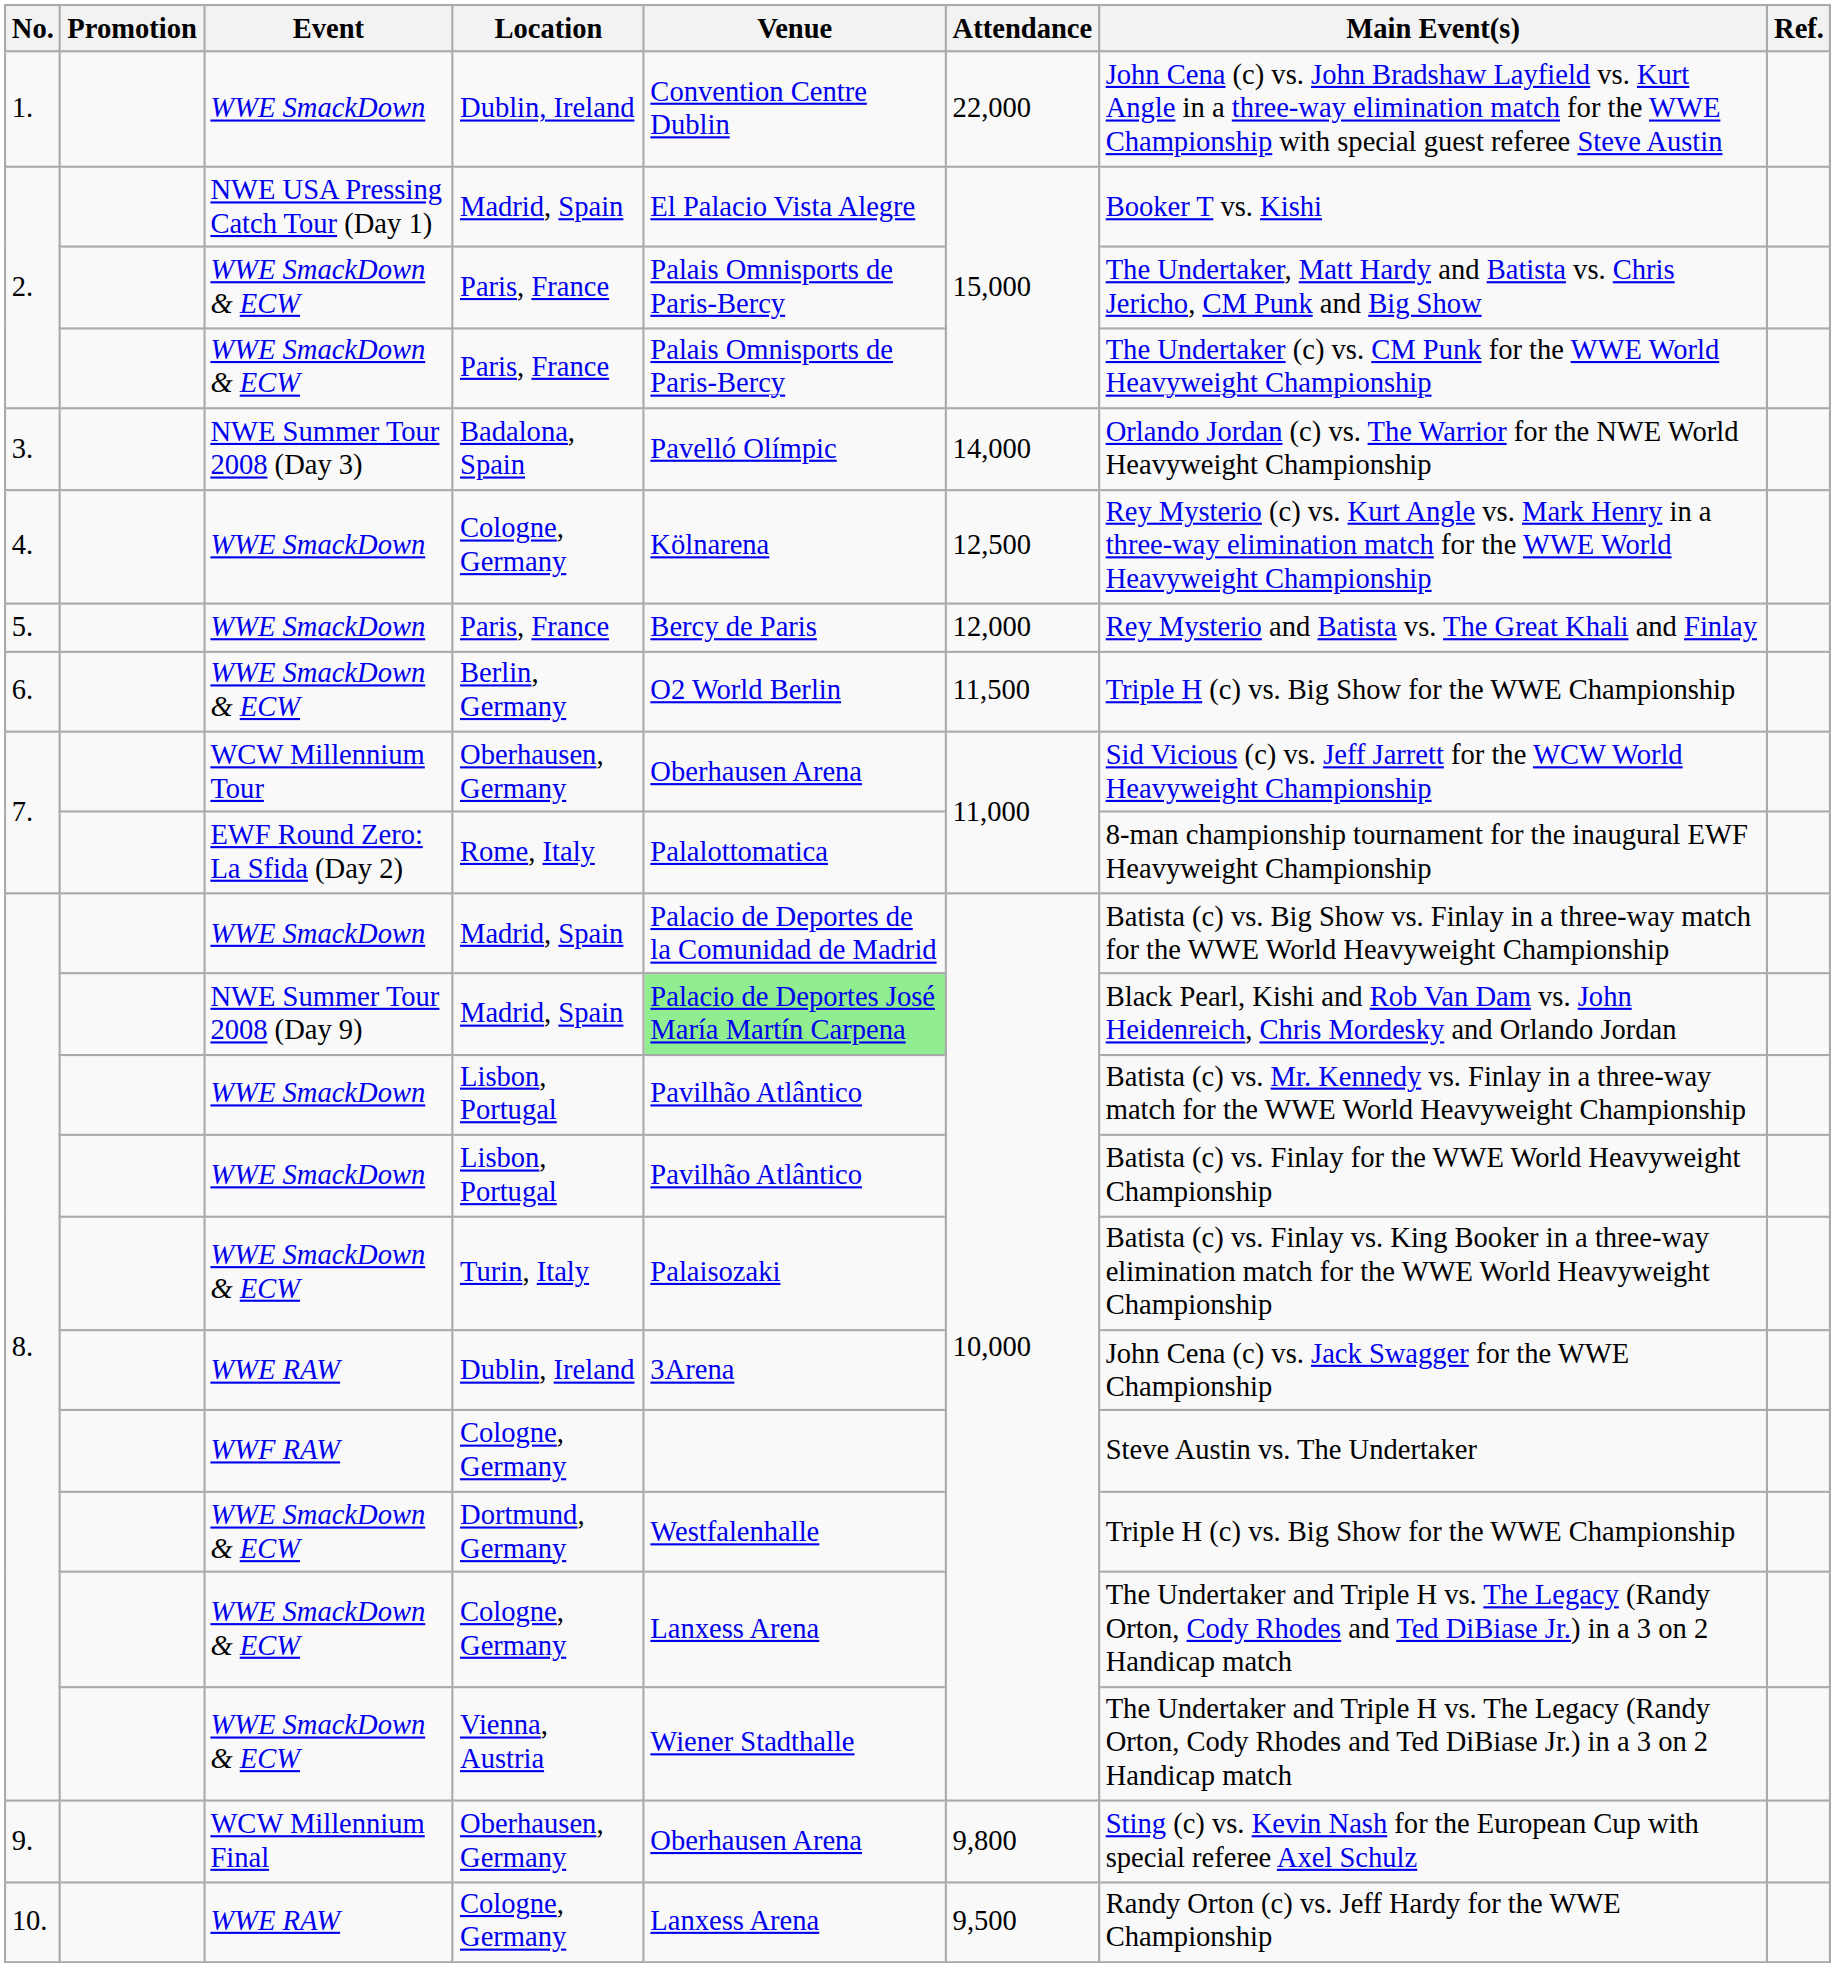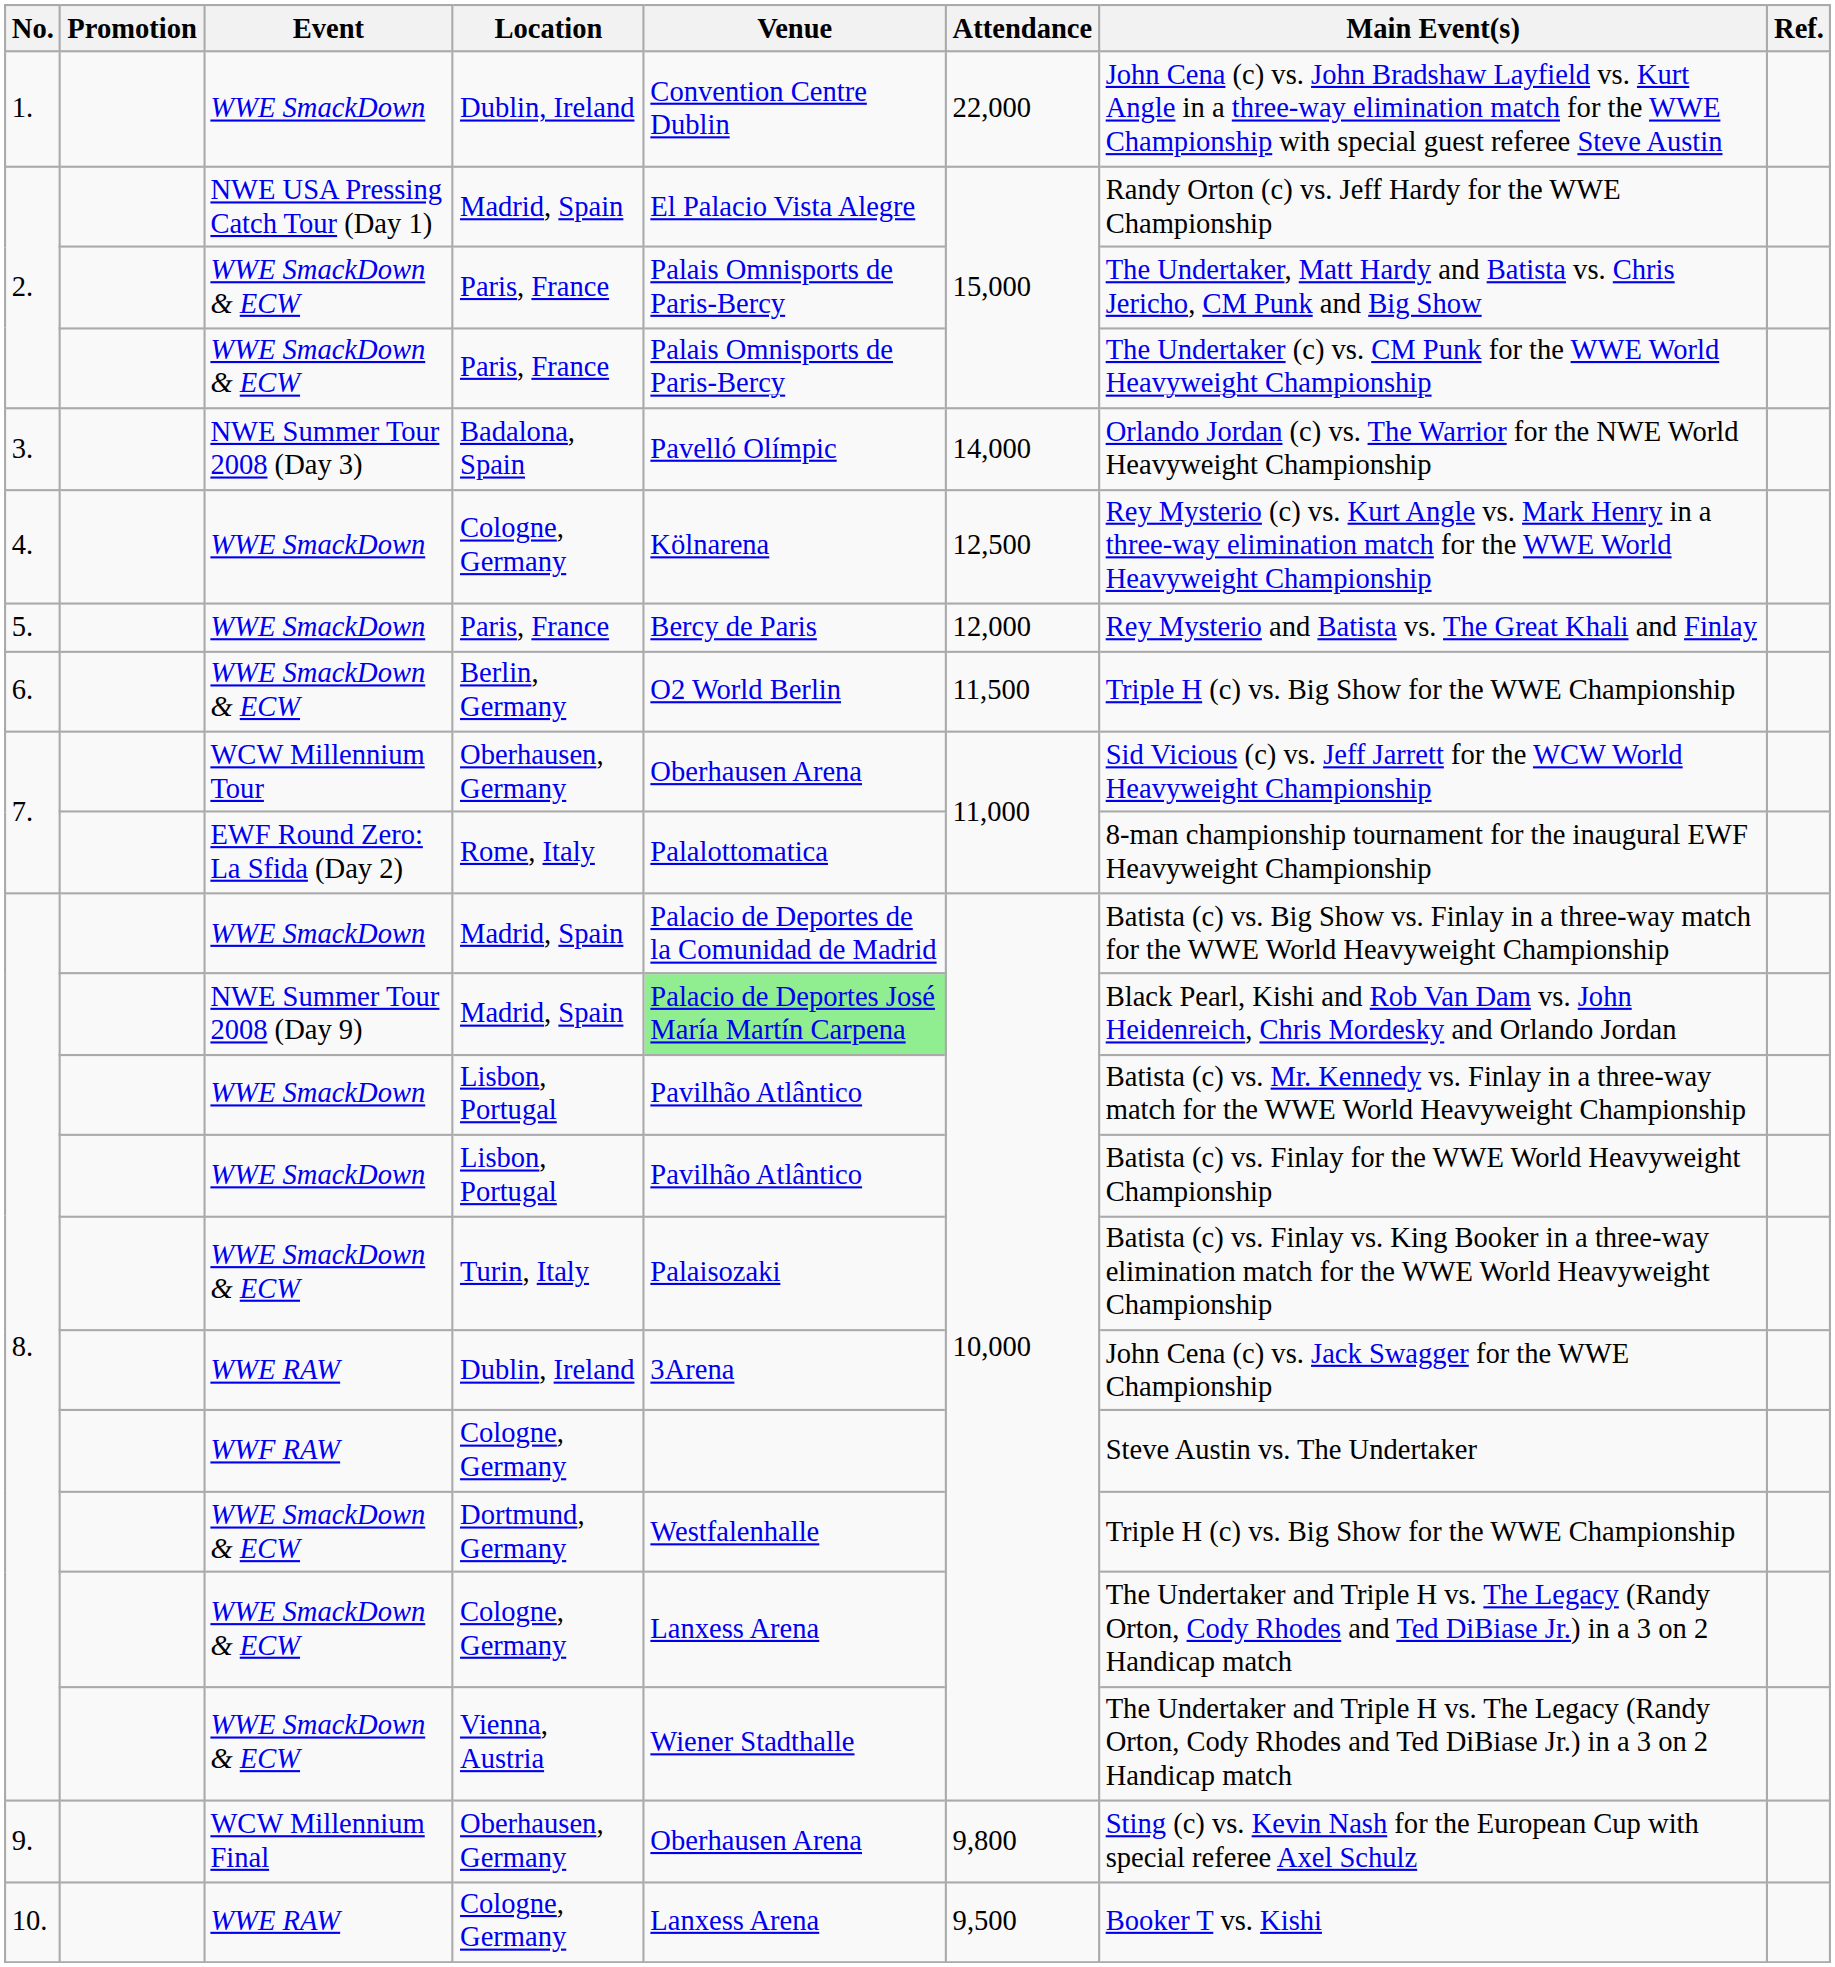(1214, 205) Booker T vs. Kishi -> (1363, 205) Randy Orton (c) vs. Jeff Hardy for the WWE Championship
(1363, 1921) Randy Orton (c) vs. Jeff Hardy for the WWE Championship -> (1214, 1921) Booker T vs. Kishi
